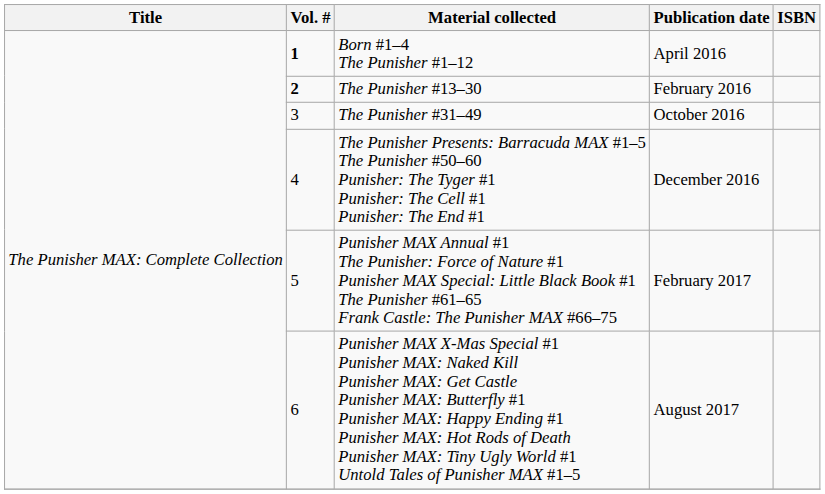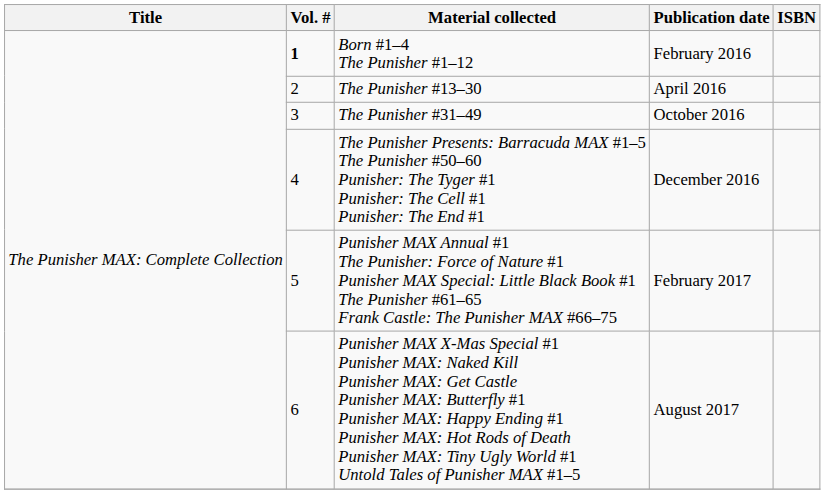(690, 53) April 2016 -> (702, 53) February 2016
(295, 89) bold -> (295, 89) normal
(702, 89) February 2016 -> (690, 89) April 2016
